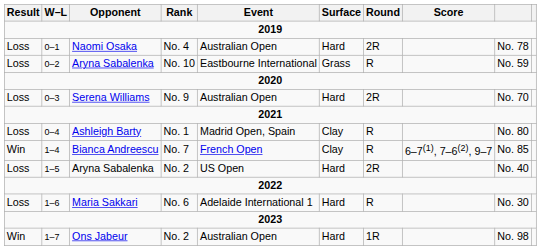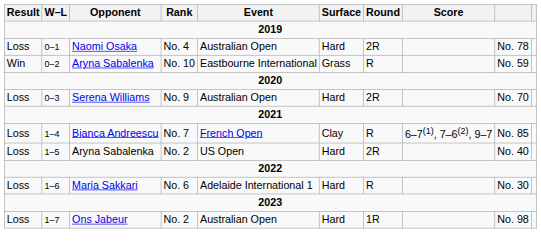(18, 64) Loss -> (16, 64) Win
- row: (107, 132)
(16, 150) Win -> (18, 133) Loss
(16, 236) Win -> (18, 219) Loss
